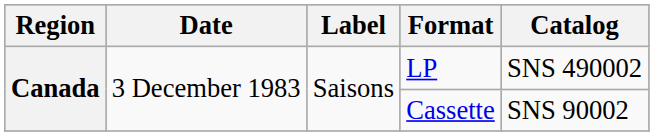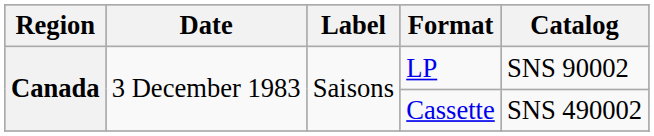(575, 67) SNS 490002 -> (568, 67) SNS 90002
(568, 109) SNS 90002 -> (575, 109) SNS 490002
